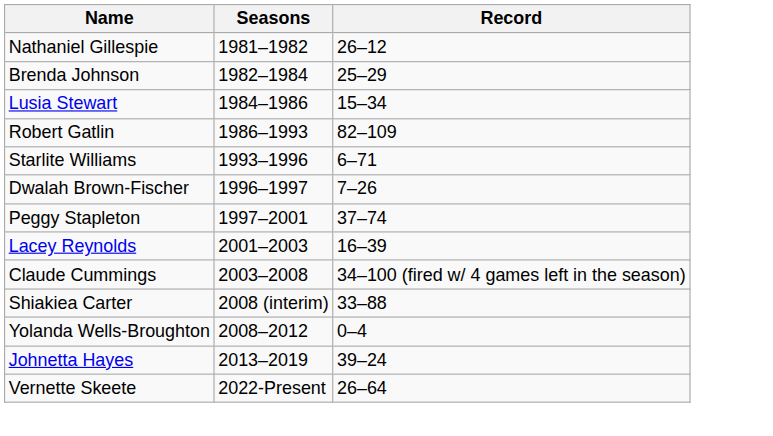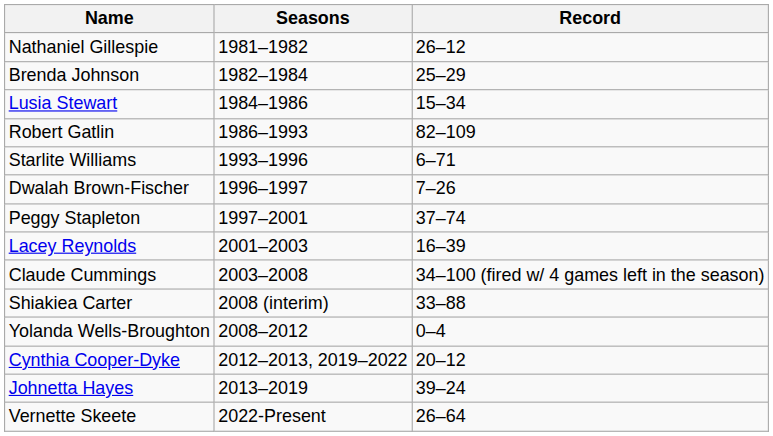+ row: (94, 359)
